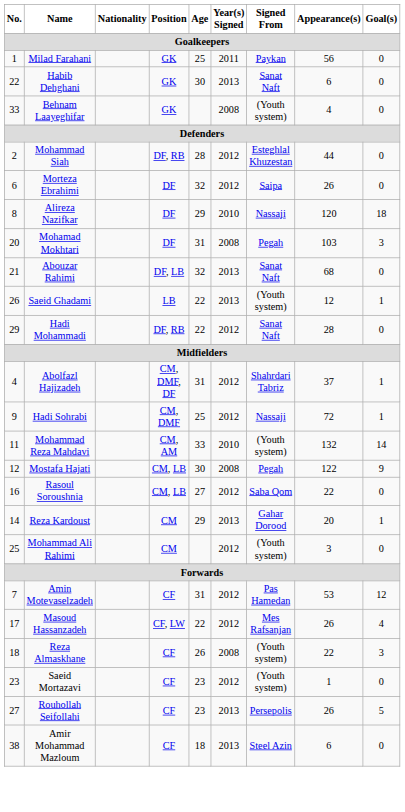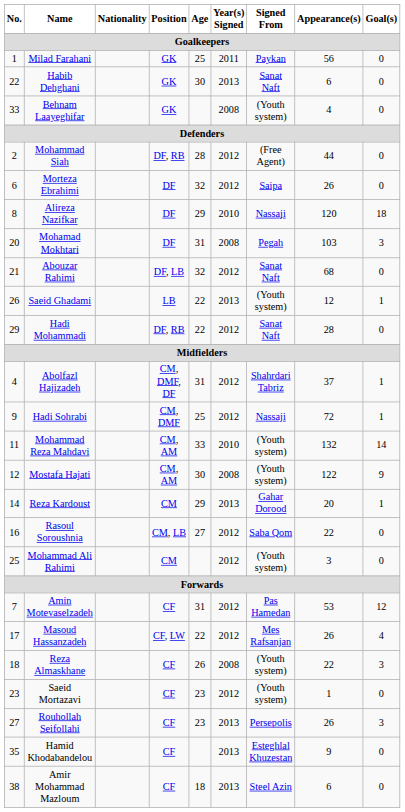(271, 156) Esteghlal Khuzestan -> (271, 156) (Free Agent)
(229, 272) 2013 -> (229, 272) 2012
(169, 468) CM, LB -> (169, 474) CM, AM
(271, 468) Pegah -> (271, 474) (Youth system)
rows swapped: (60, 520) <-> (60, 491)
(381, 711) 5 -> (381, 723) 3
+ row: (60, 752)
